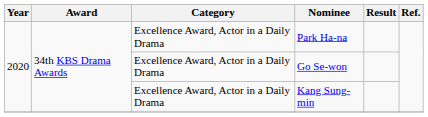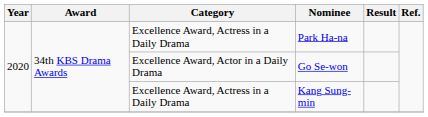(212, 36) Excellence Award, Actor in a Daily Drama -> (200, 36) Excellence Award, Actress in a Daily Drama
(212, 96) Excellence Award, Actor in a Daily Drama -> (200, 96) Excellence Award, Actress in a Daily Drama
